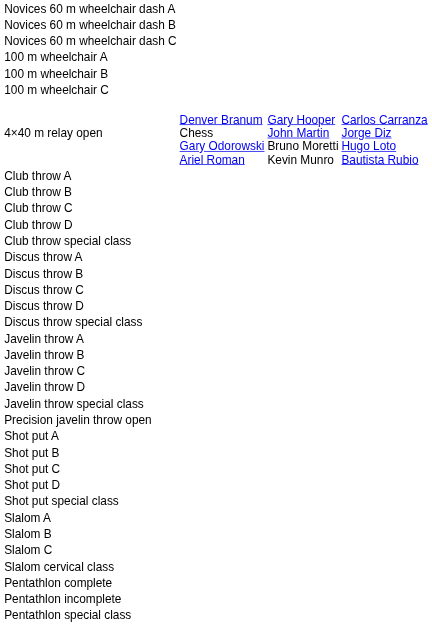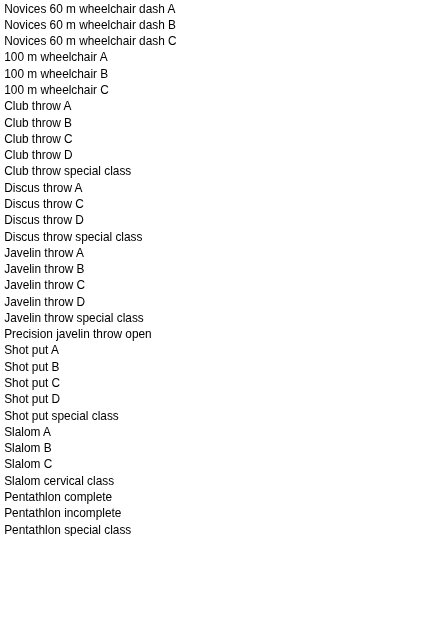- row: (53, 133)
- row: (44, 273)
